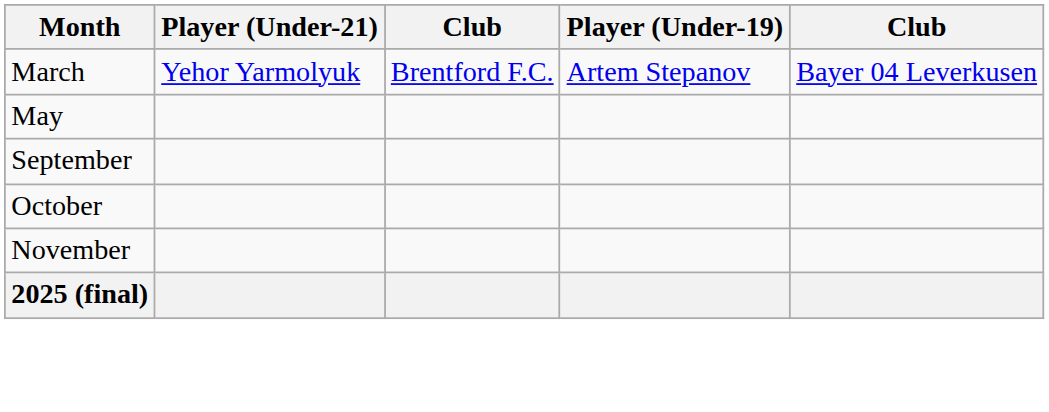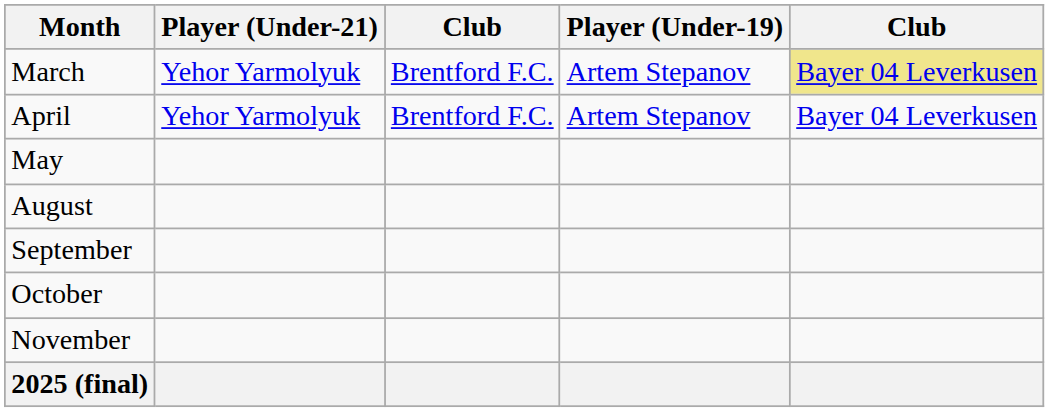(917, 71) no background -> (917, 71) khaki background
+ row: (41, 116)
+ row: (52, 205)
